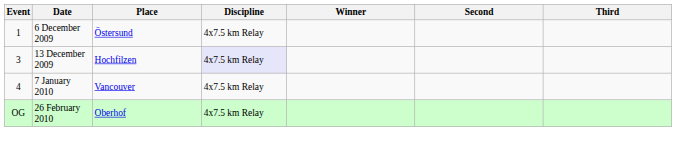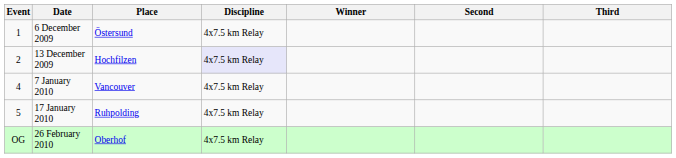(18, 60) 3 -> (18, 60) 2
+ row: (55, 113)
